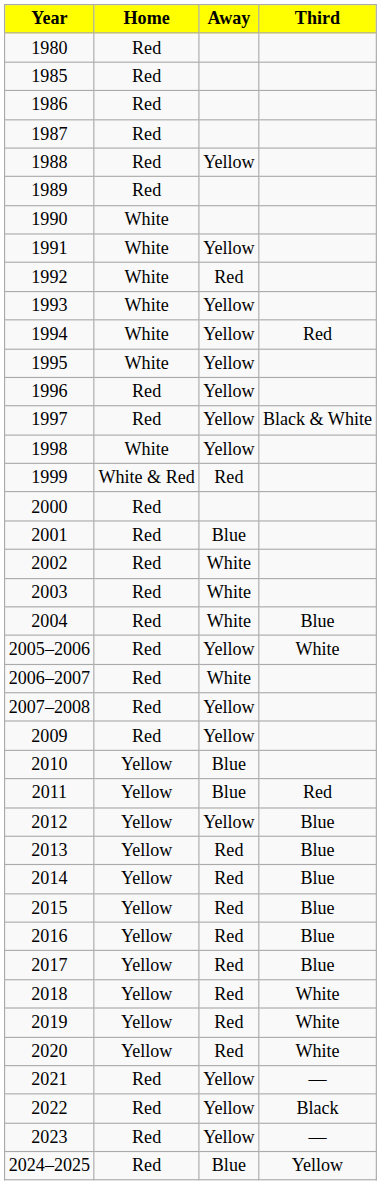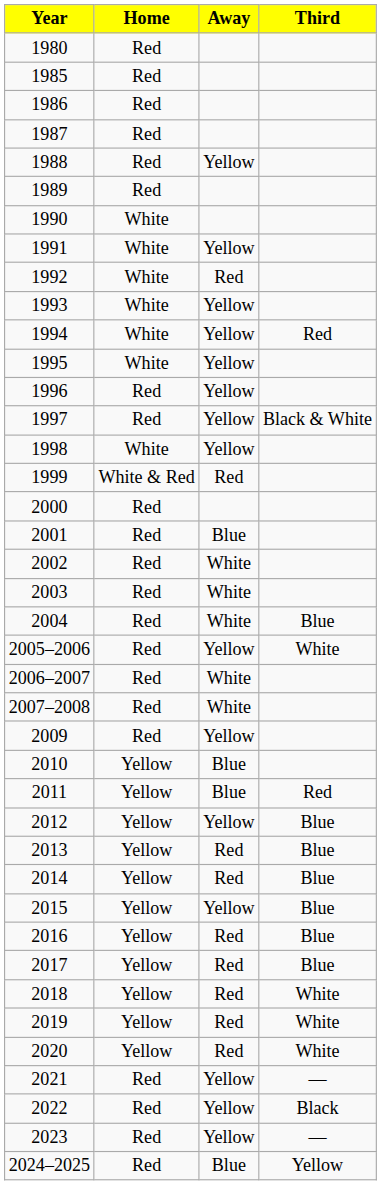(229, 707) Yellow -> (229, 707) White
(229, 907) Red -> (229, 907) Yellow
